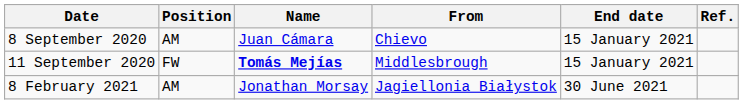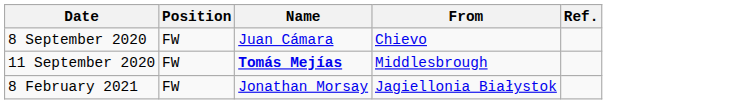- column: (629, 16)
(171, 40) AM -> (171, 40) FW
(171, 87) AM -> (171, 87) FW
